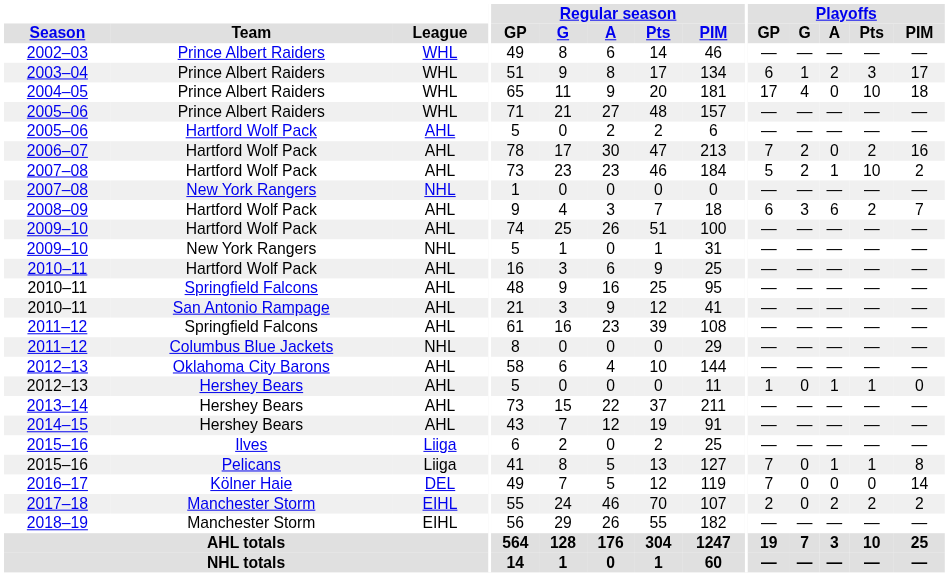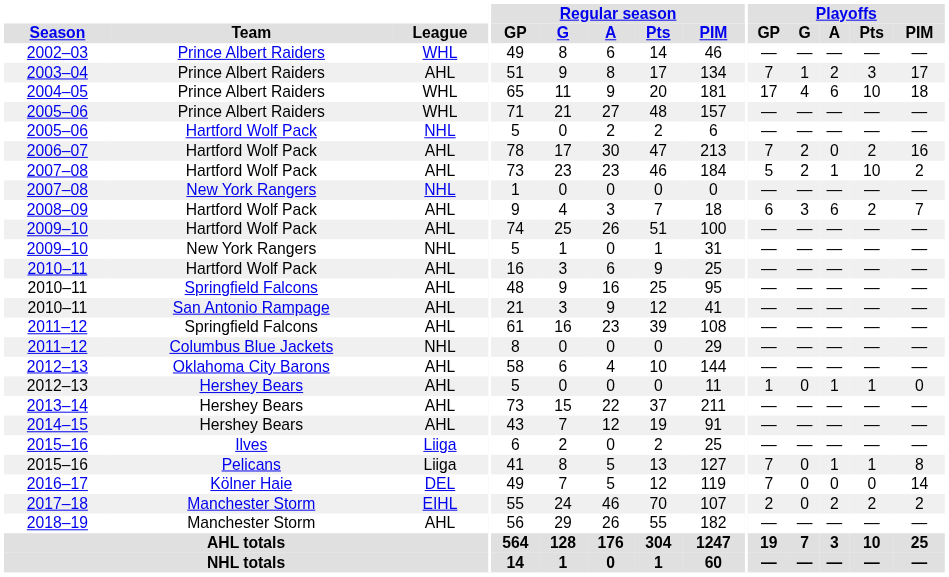(440, 72) WHL -> (440, 72) AHL
(769, 72) 6 -> (769, 72) 7
(834, 92) 0 -> (834, 92) 6
(440, 131) AHL -> (440, 131) NHL
(440, 523) EIHL -> (440, 523) AHL
